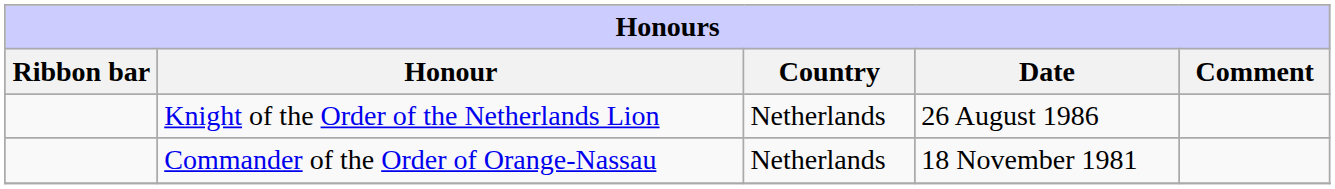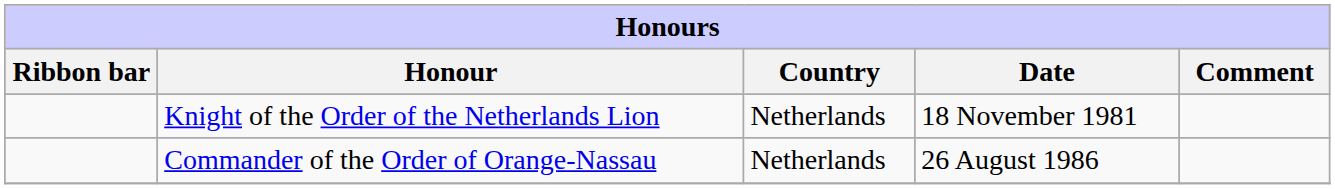(1010, 115) 26 August 1986 -> (1029, 115) 18 November 1981
(1029, 159) 18 November 1981 -> (1010, 159) 26 August 1986
